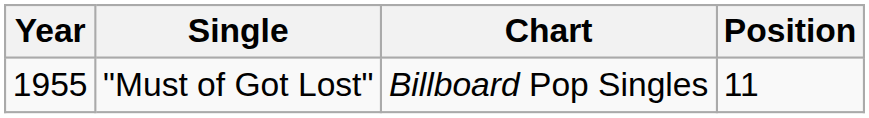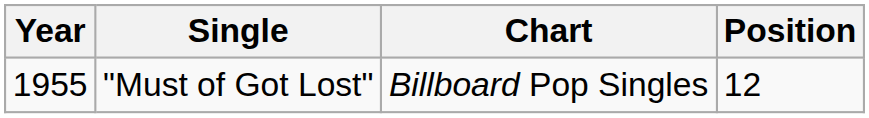(741, 84) 11 -> (742, 84) 12
